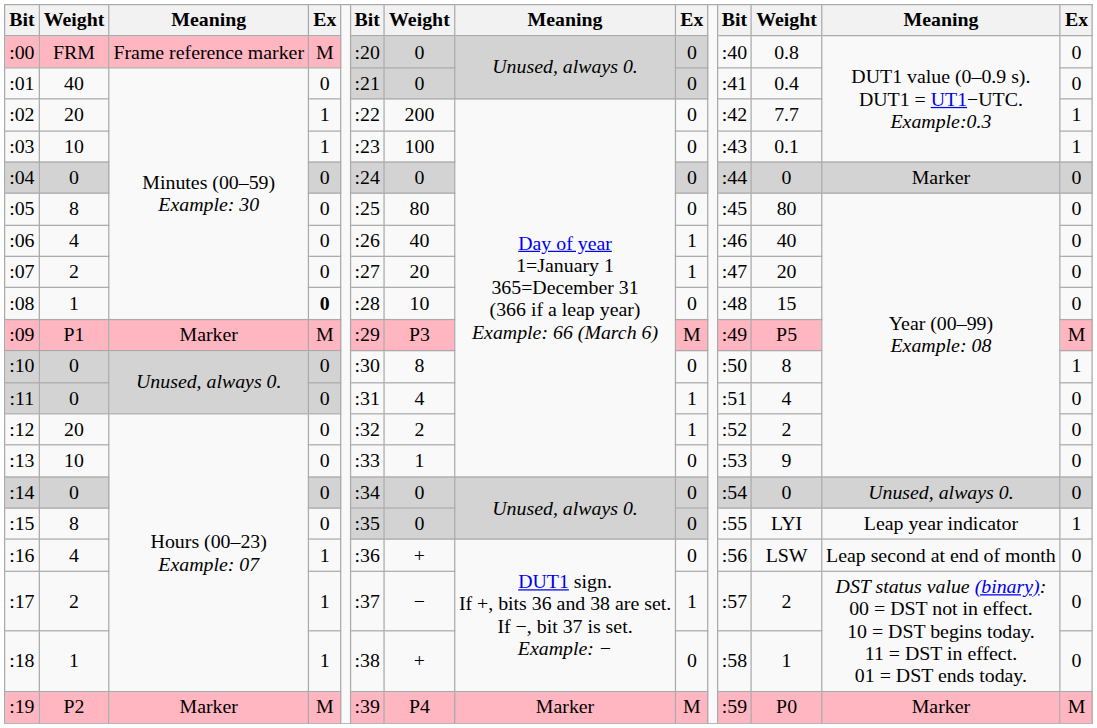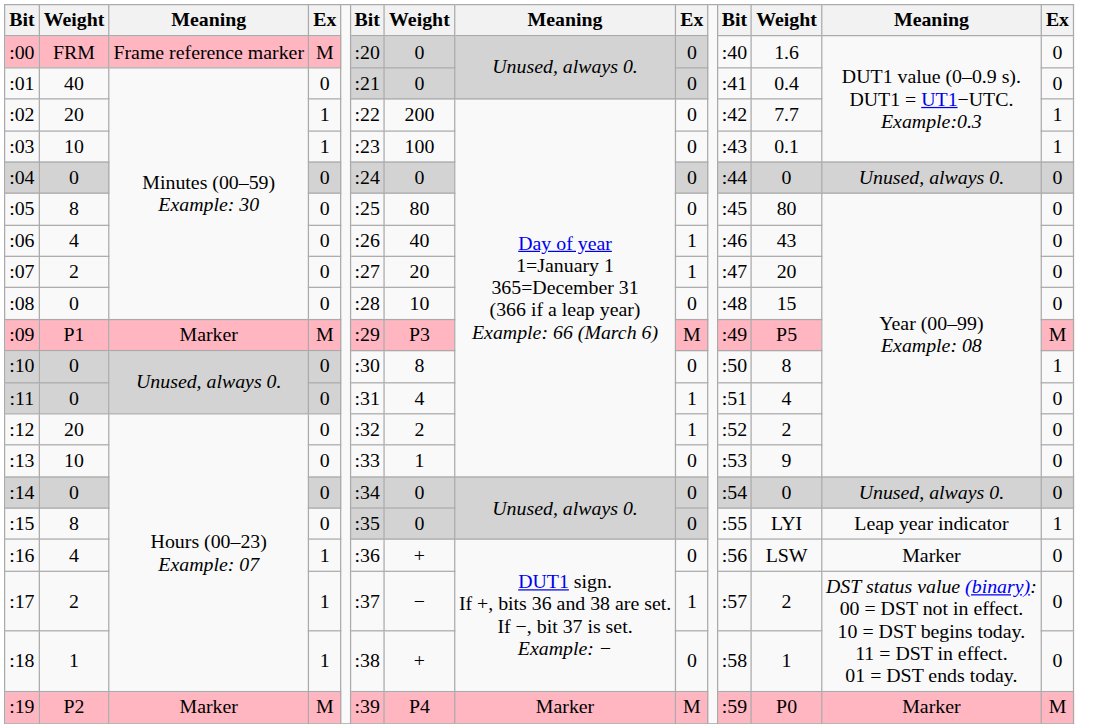(787, 51) 0.8 -> (787, 51) 1.6
(941, 177) Marker -> (931, 177) Unused, always 0.
(787, 240) 40 -> (787, 240) 43
(74, 303) 1 -> (74, 303) 0
(325, 303) bold -> (325, 303) normal
(941, 555) Leap second at end of month -> (931, 555) Marker
